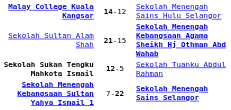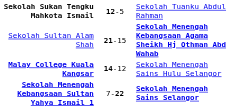rows swapped: (49, 69) <-> (51, 11)
